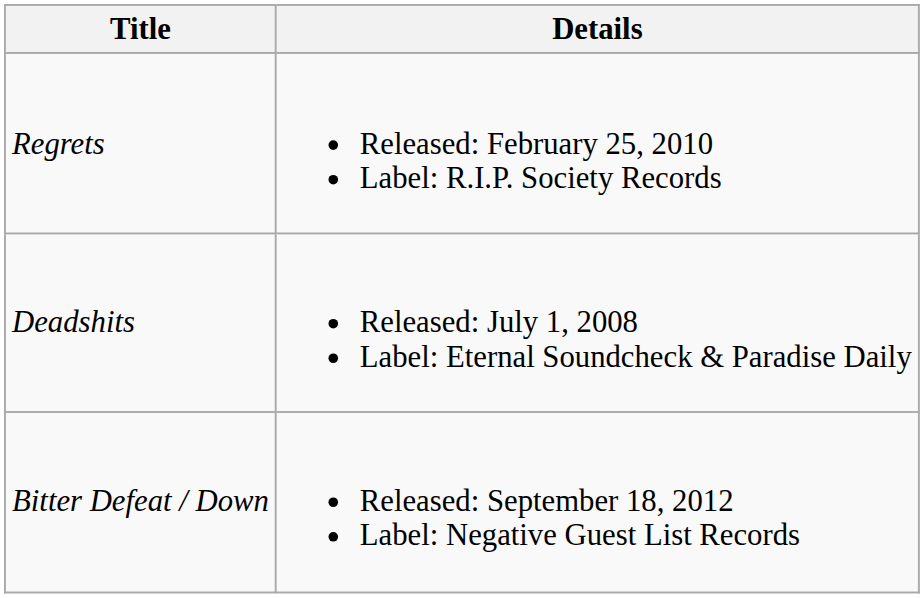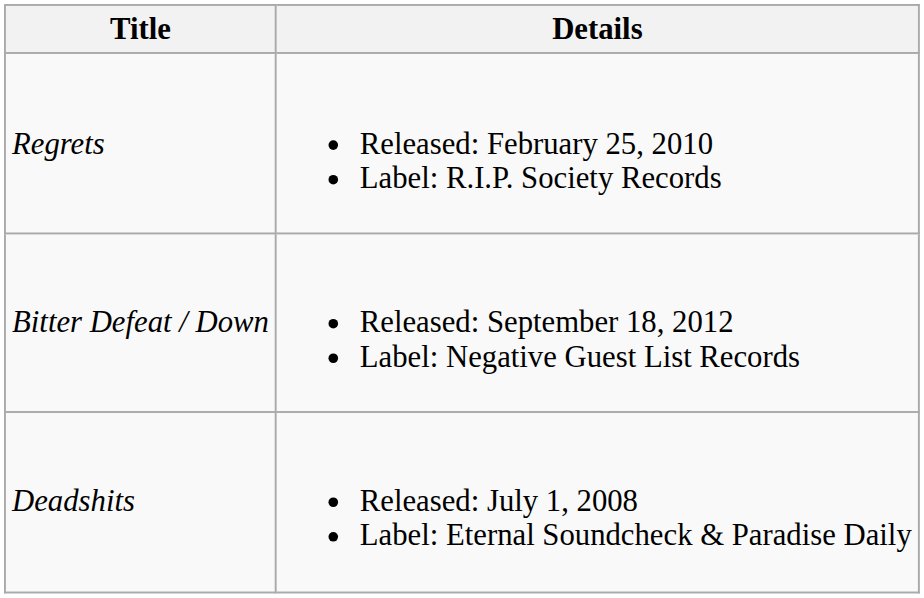rows swapped: (73, 322) <-> (140, 501)
